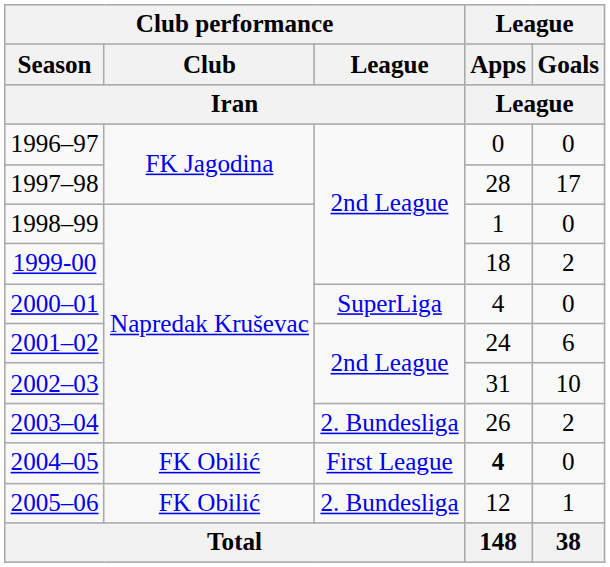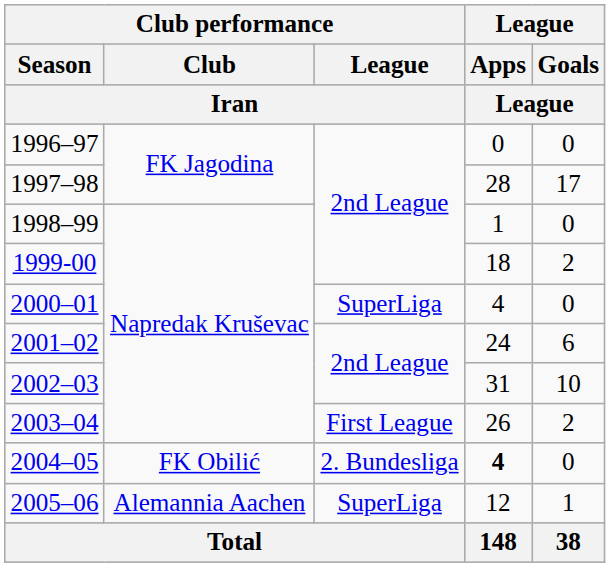(390, 422) 2. Bundesliga -> (389, 422) First League
(389, 462) First League -> (390, 462) 2. Bundesliga
(209, 502) FK Obilić -> (209, 502) Alemannia Aachen
(390, 502) 2. Bundesliga -> (390, 502) SuperLiga
